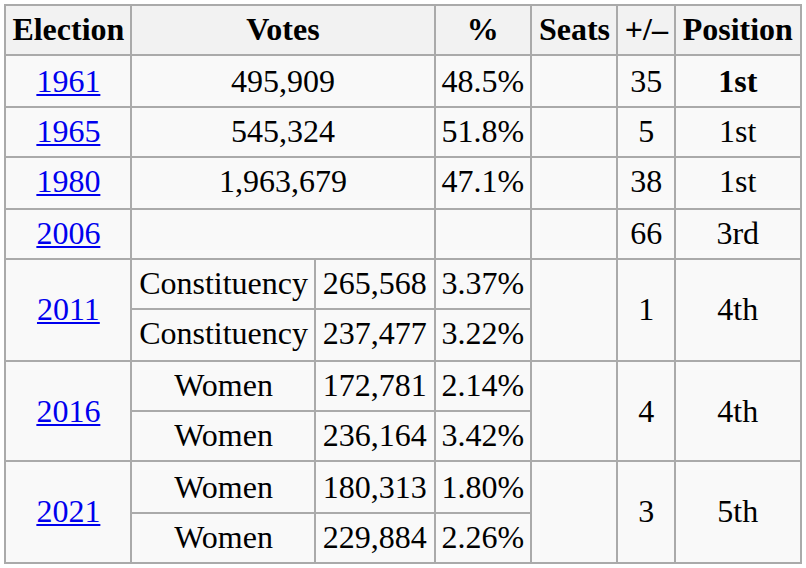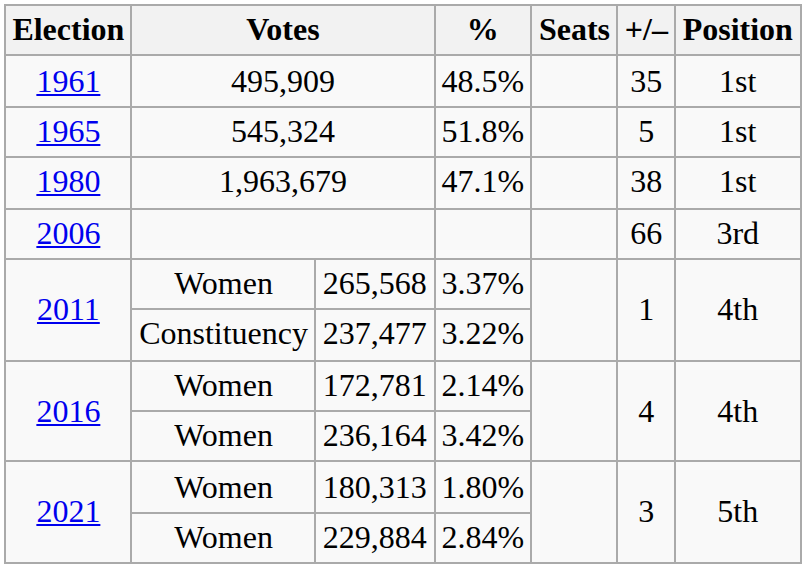(738, 80) bold -> (738, 80) normal
(224, 283) Constituency -> (224, 283) Women
(483, 537) 2.26% -> (483, 537) 2.84%
